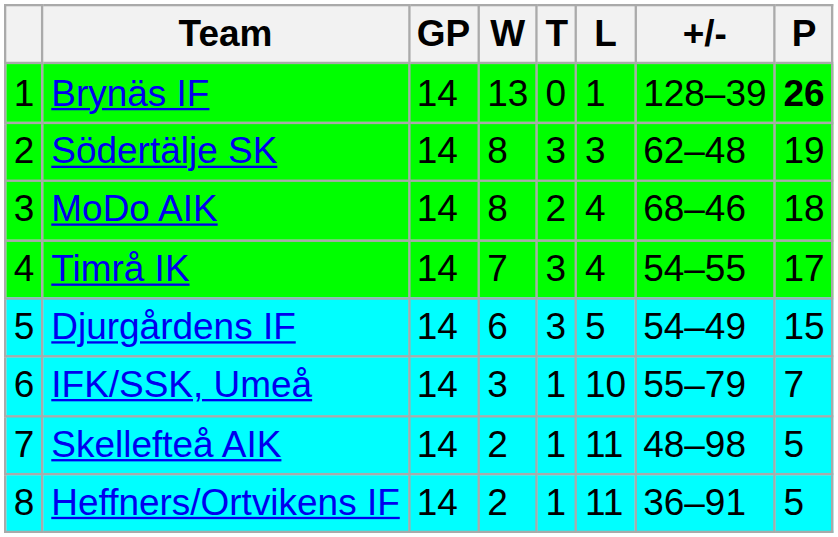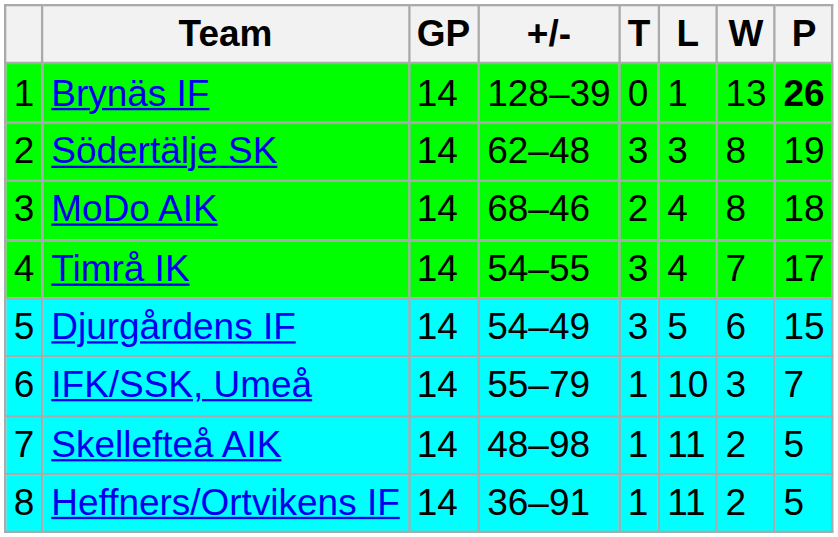columns swapped: (508, 33) <-> (705, 33)
